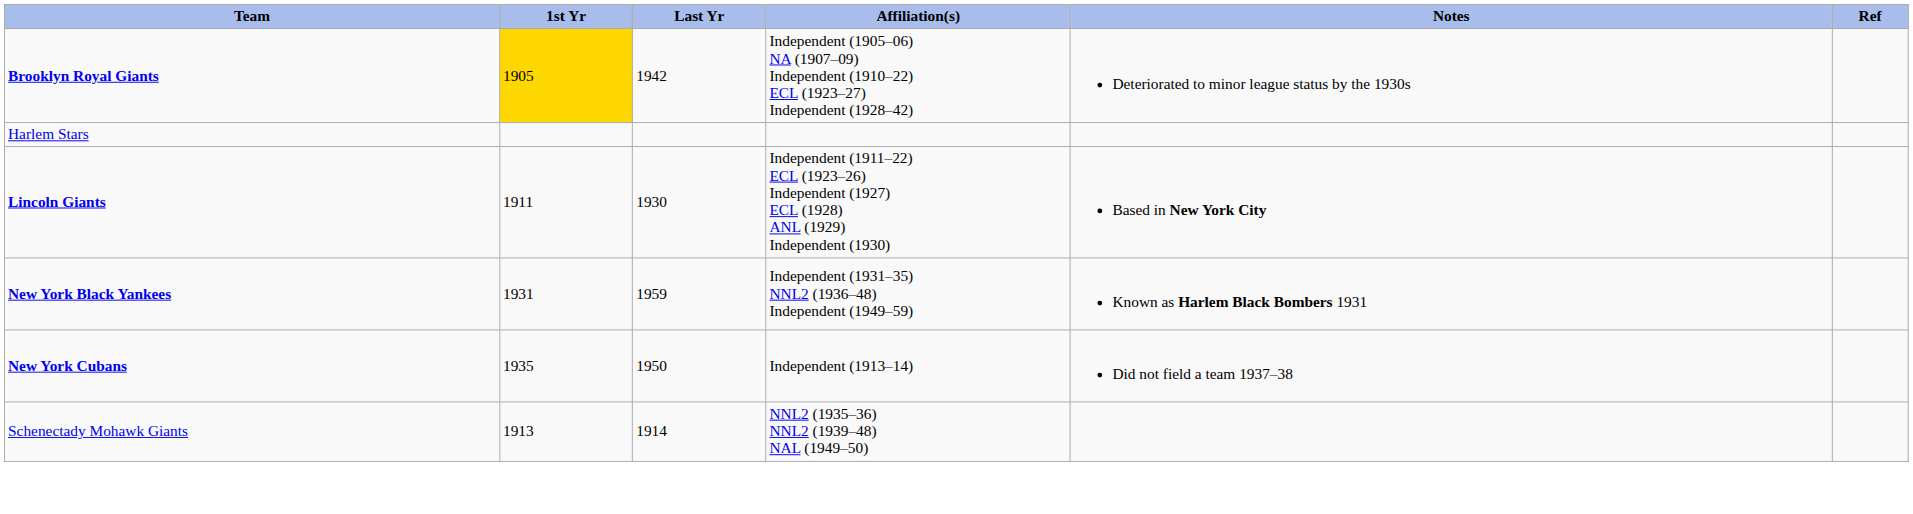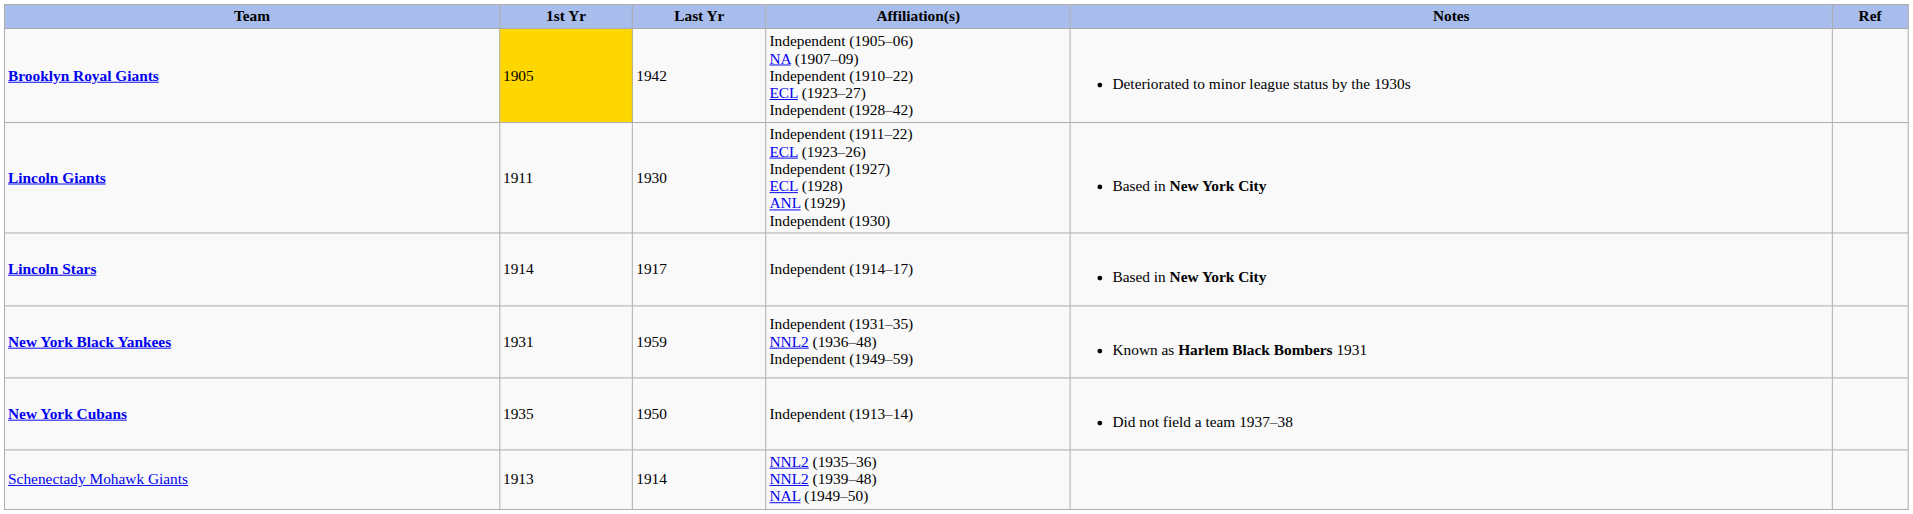- row: (48, 134)
+ row: (52, 269)
